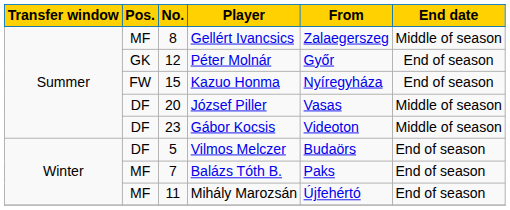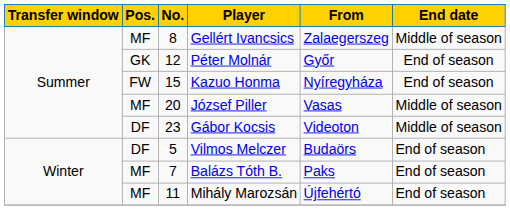(140, 104) DF -> (140, 104) MF
